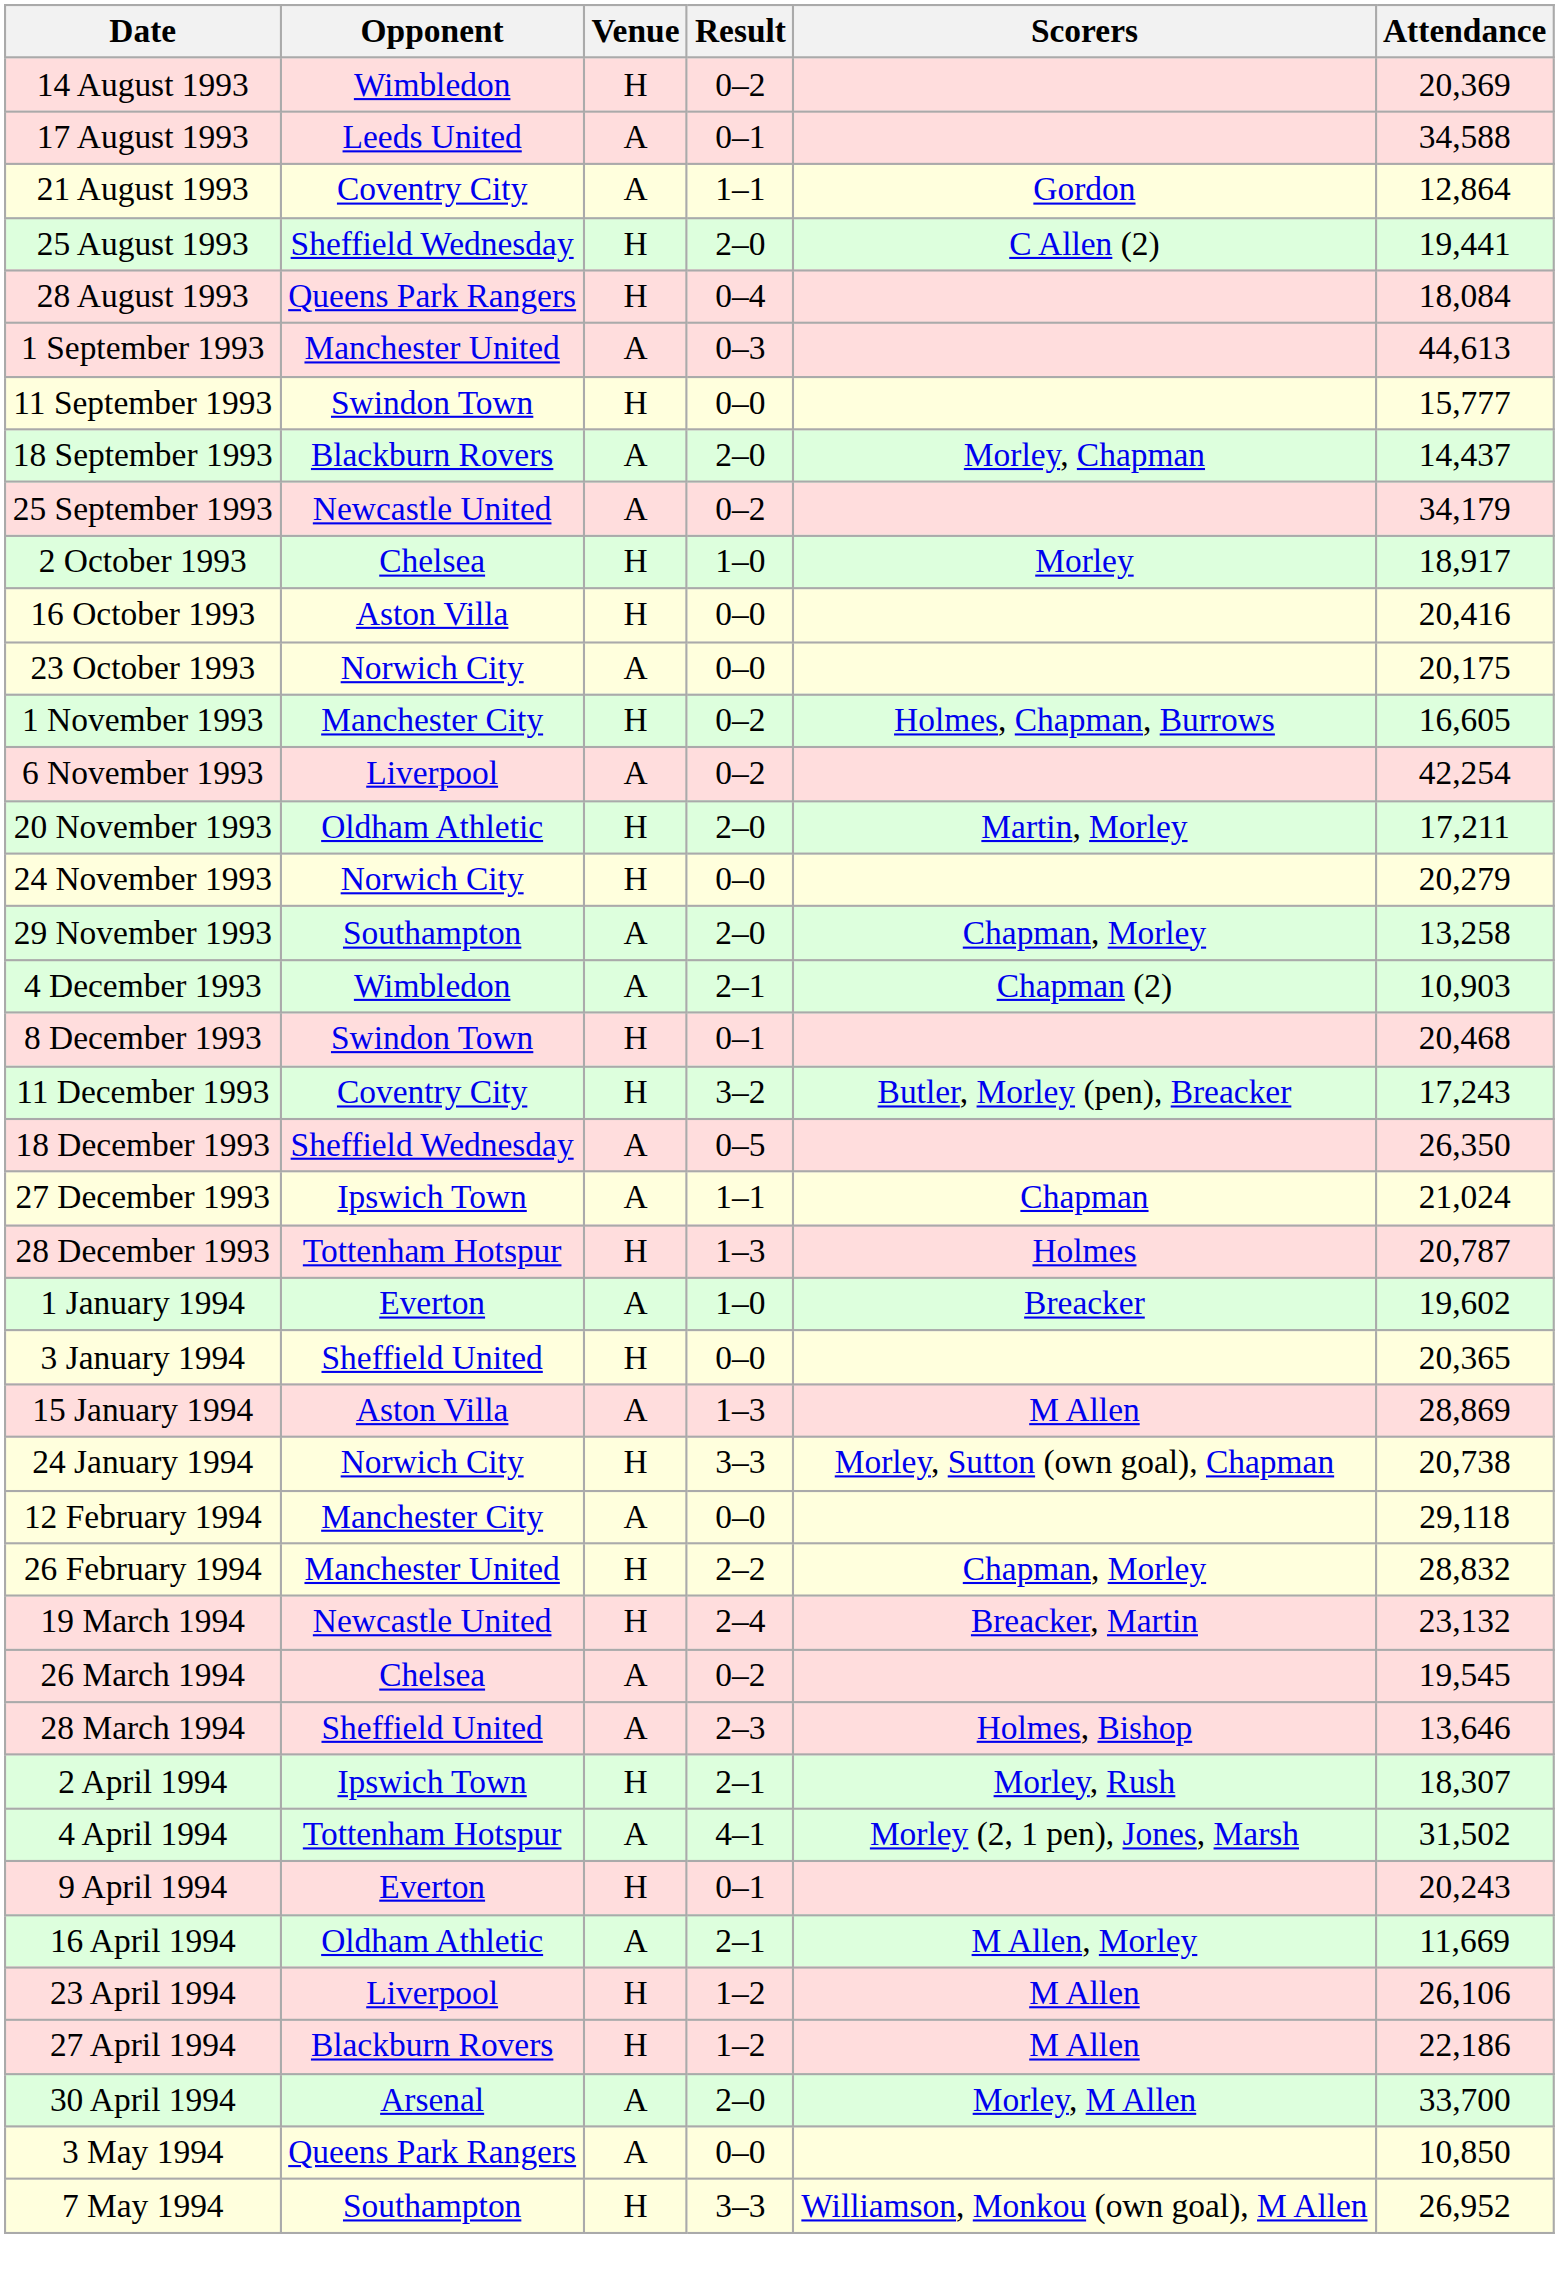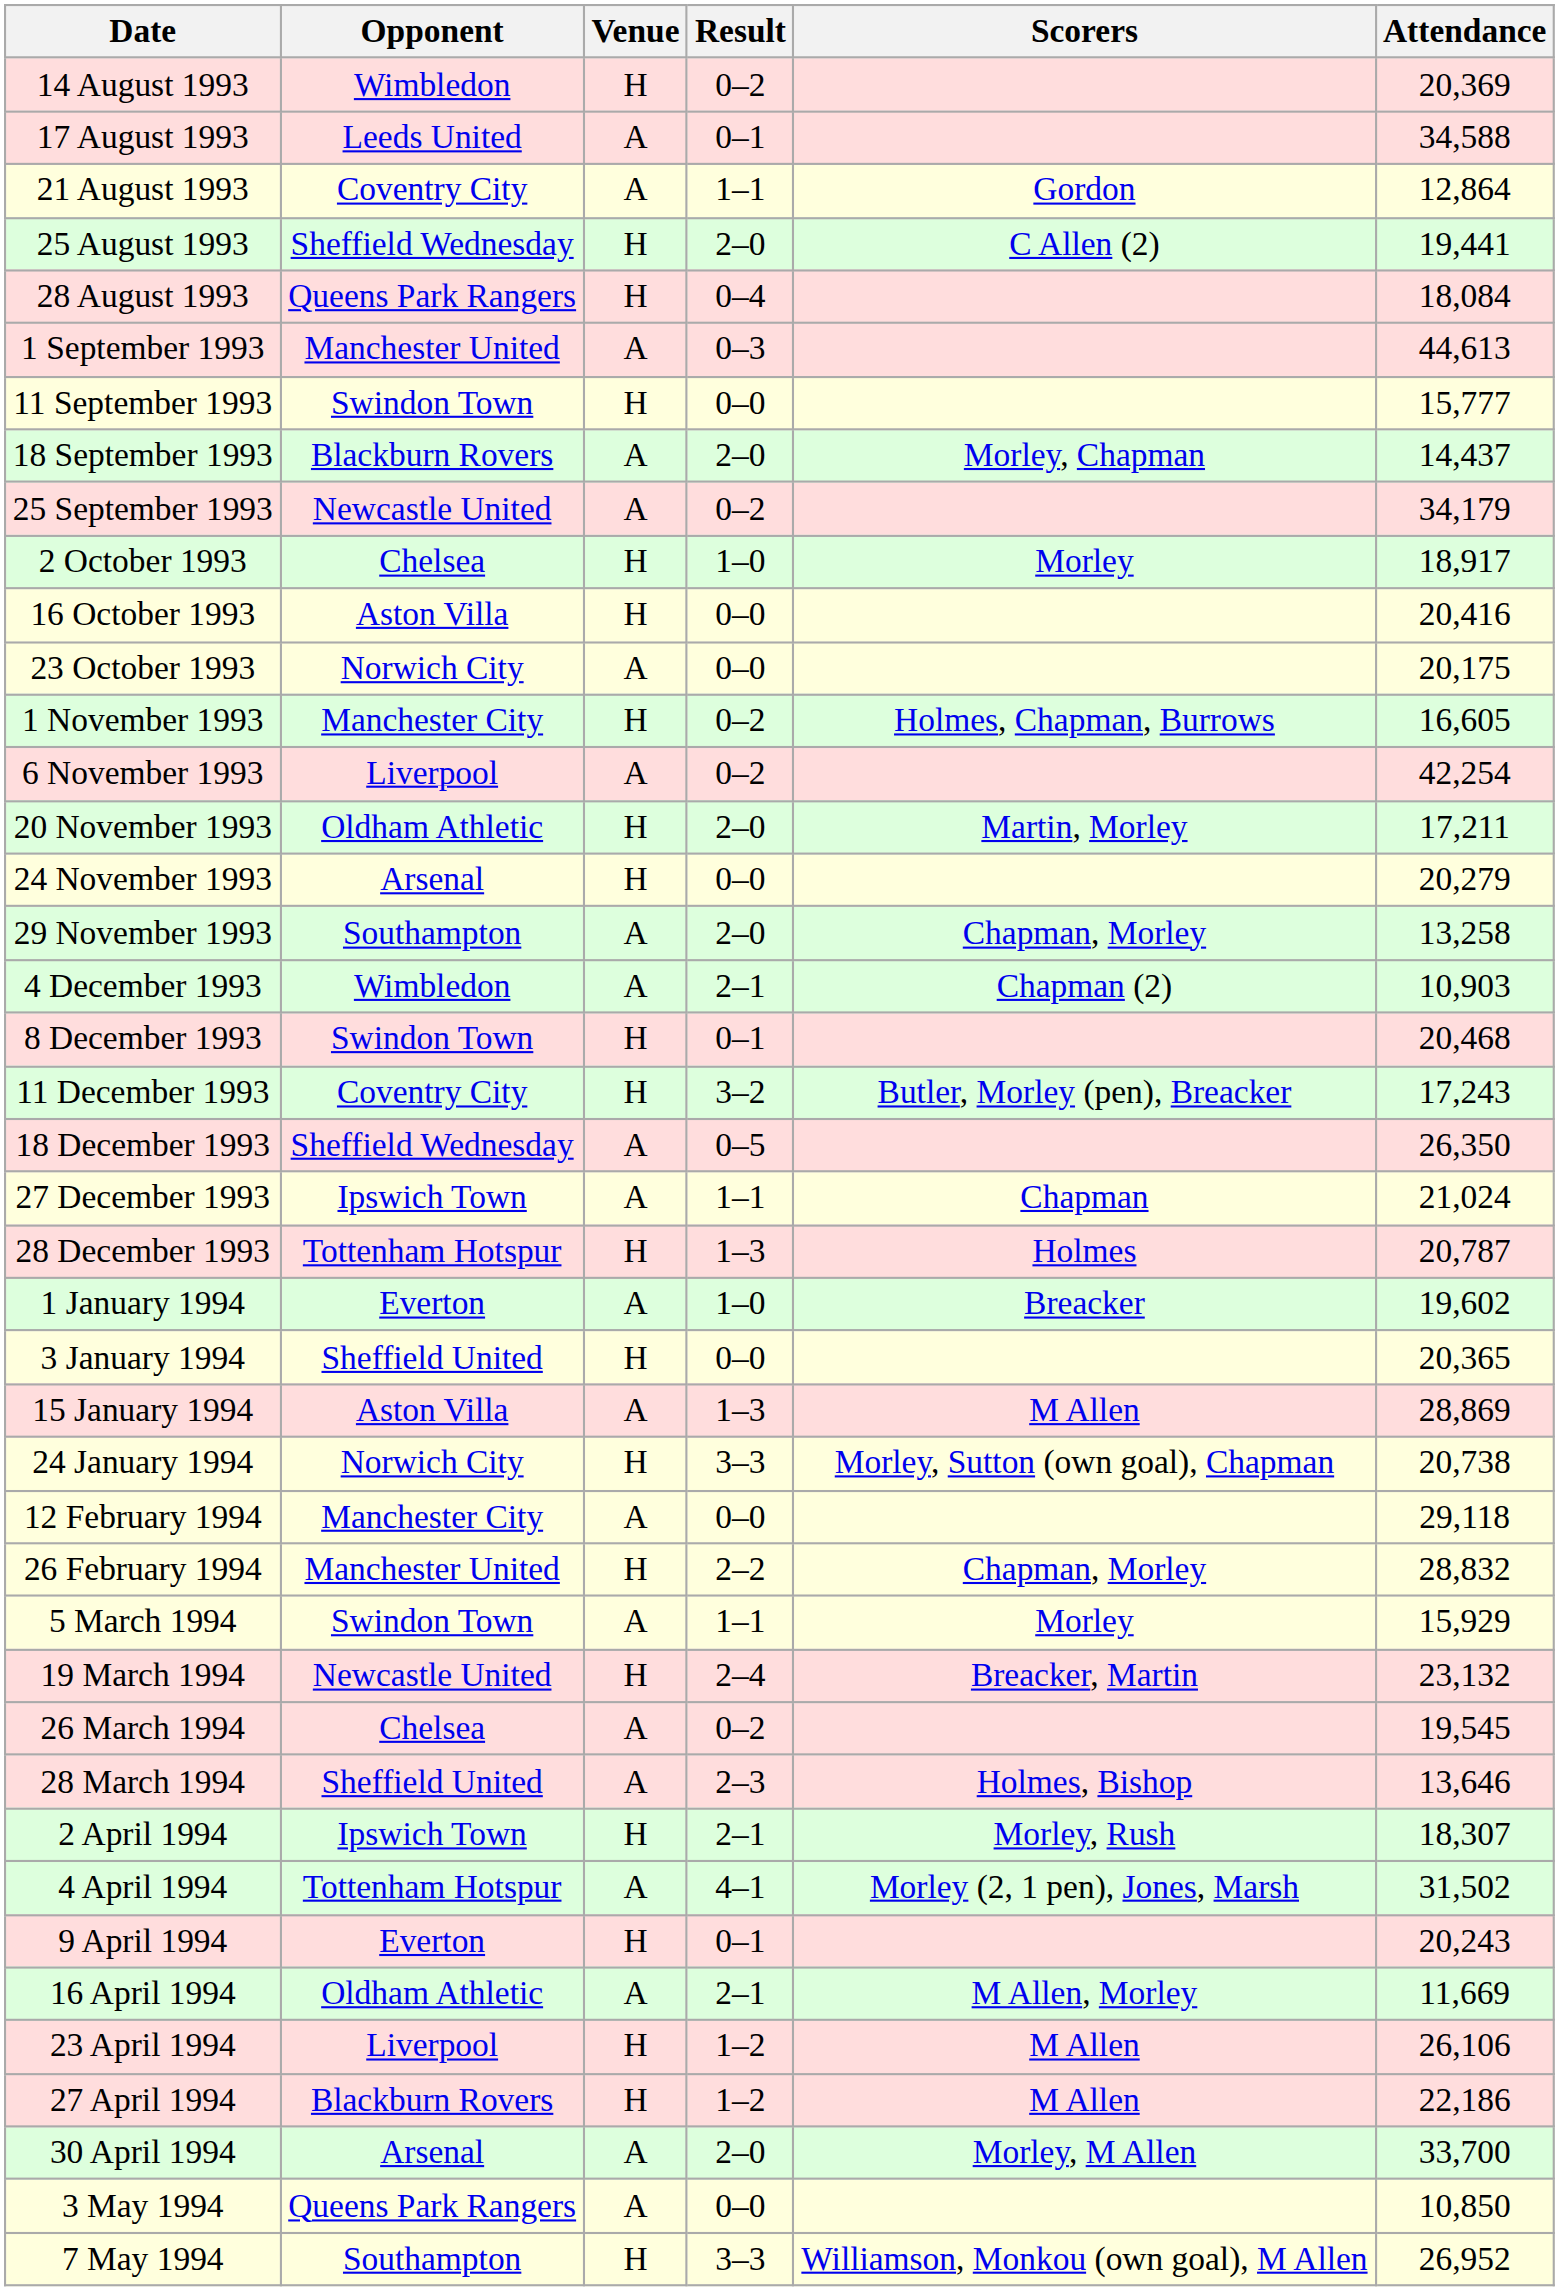(432, 879) Norwich City -> (432, 879) Arsenal
+ row: (143, 1622)
